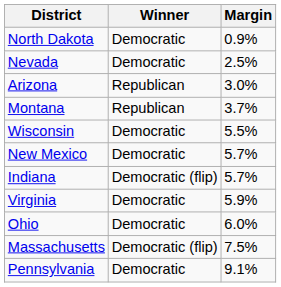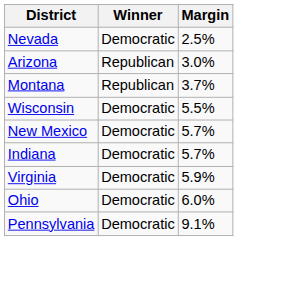- row: (51, 39)
(165, 177) Democratic (flip) -> (138, 154) Democratic
- row: (56, 246)
